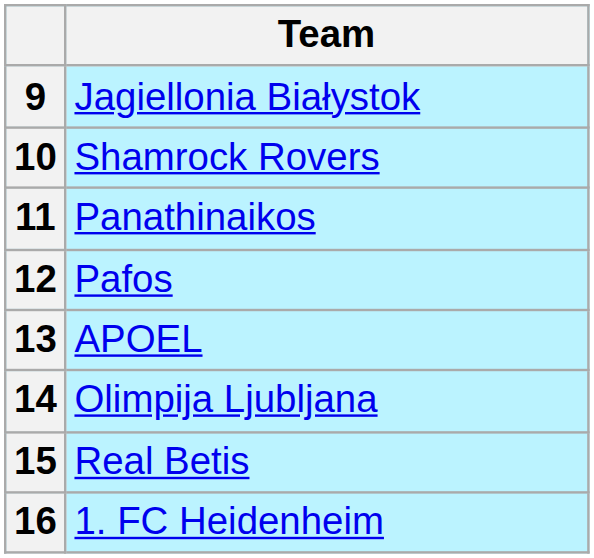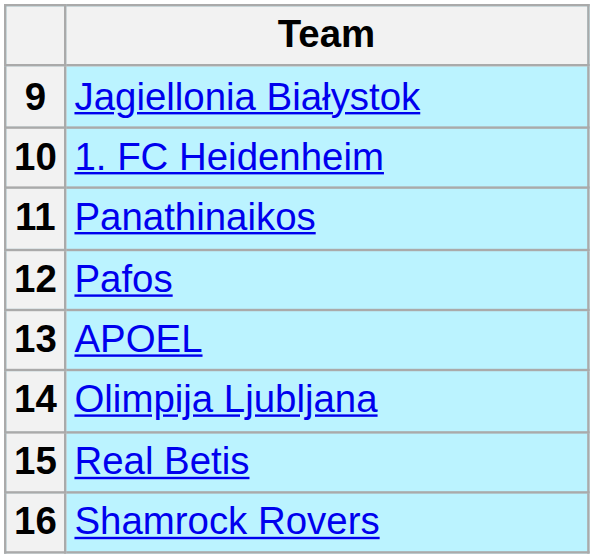(227, 156) Shamrock Rovers -> (229, 156) 1. FC Heidenheim
(229, 522) 1. FC Heidenheim -> (227, 522) Shamrock Rovers
